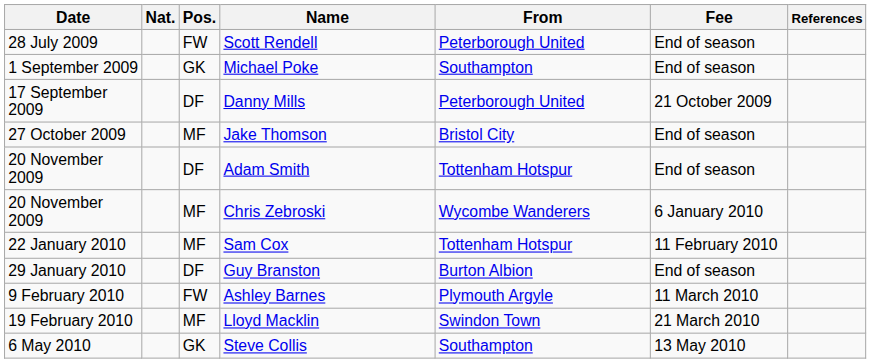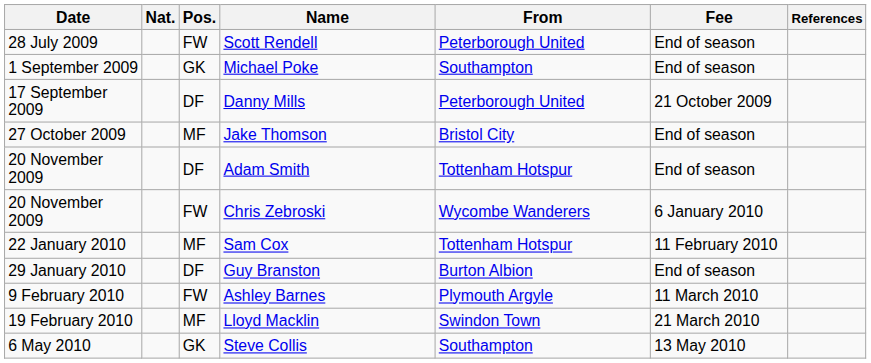(194, 212) MF -> (195, 212) FW
